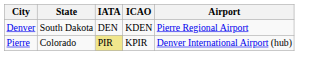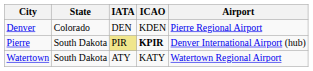(66, 27) South Dakota -> (72, 27) Colorado
(58, 43) Colorado -> (80, 43) South Dakota
(136, 43) normal -> (151, 43) bold
+ row: (28, 58)
